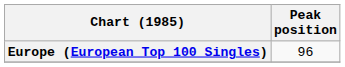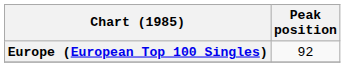(305, 52) 96 -> (305, 52) 92
